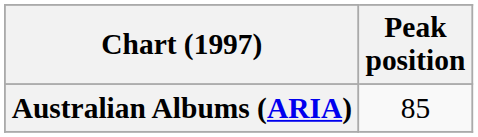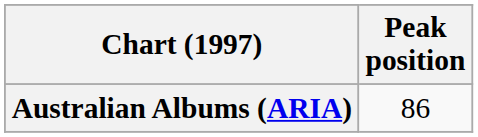(415, 107) 85 -> (415, 107) 86
